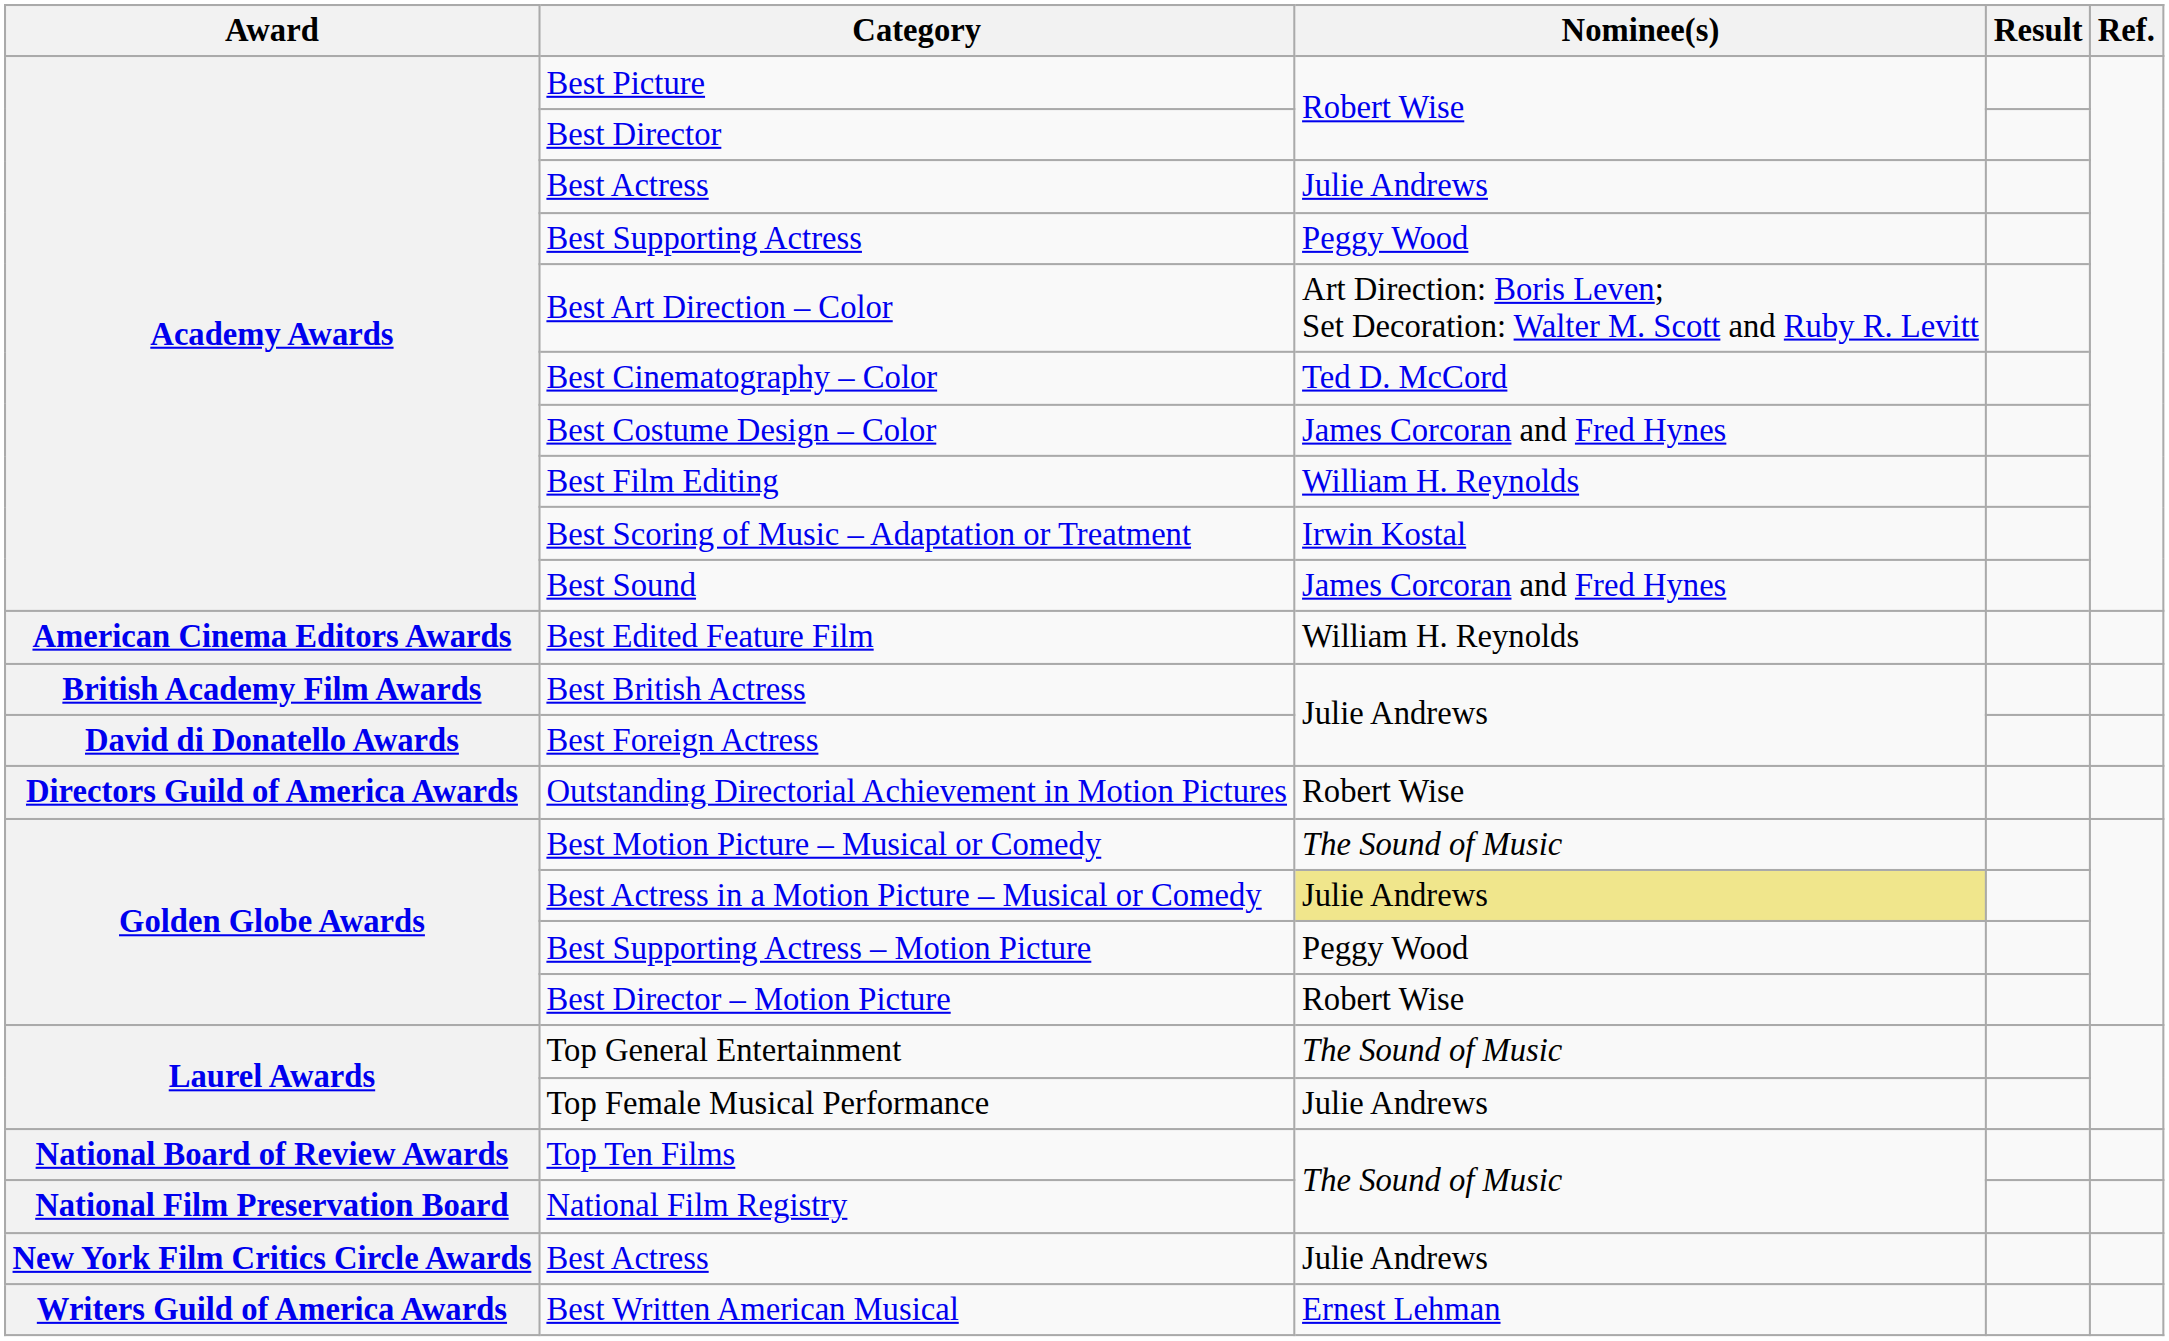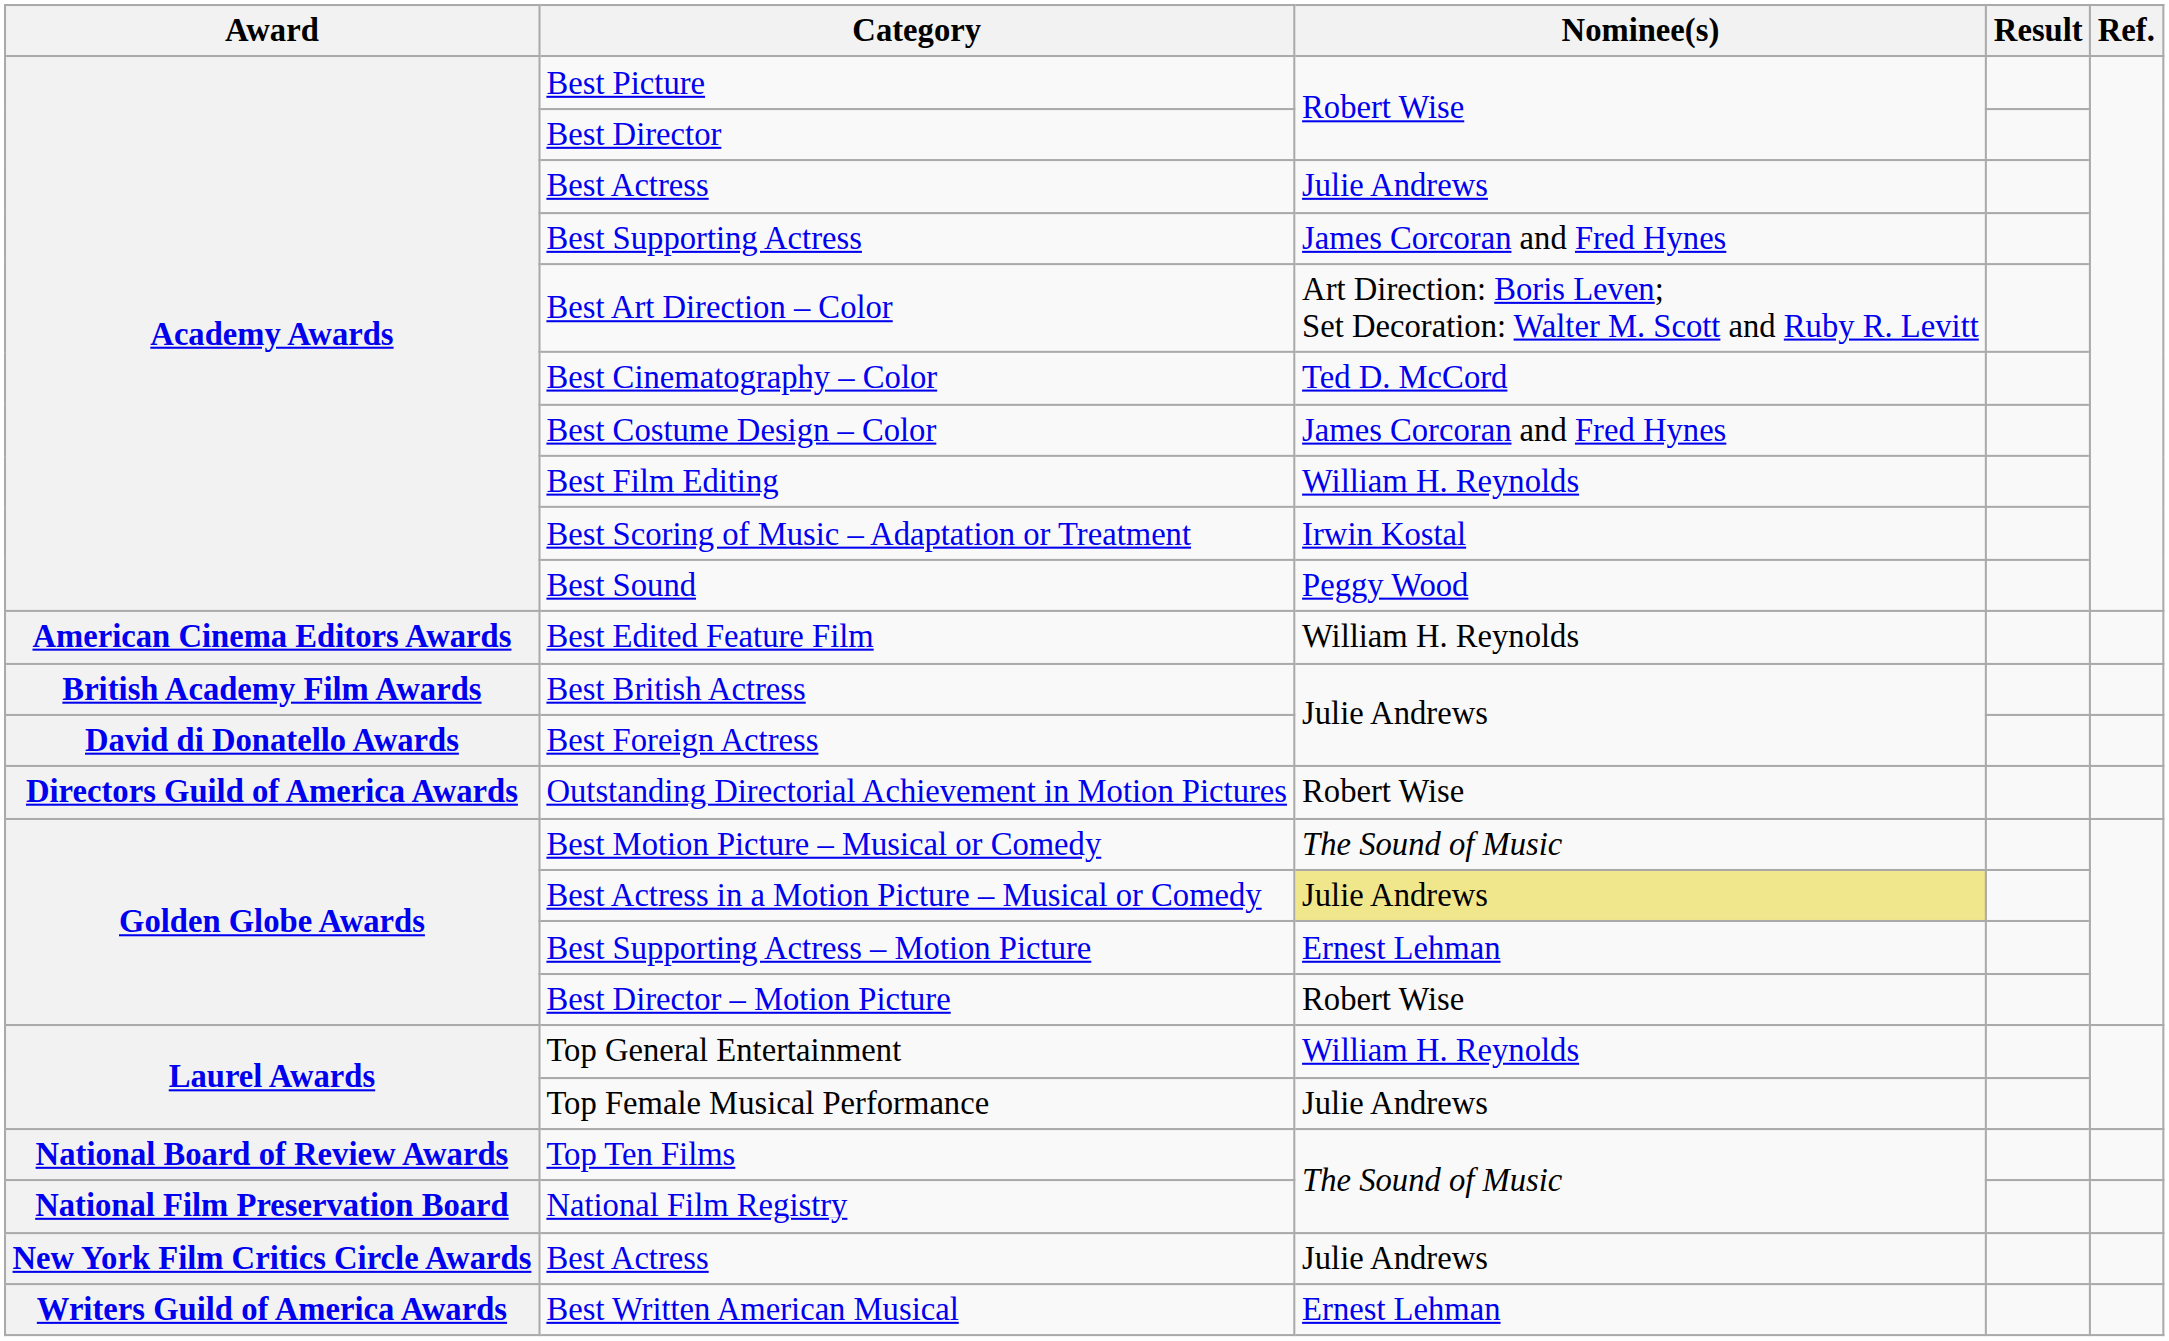(1385, 237) Peggy Wood -> (1514, 237) James Corcoran and Fred Hynes
(1514, 584) James Corcoran and Fred Hynes -> (1385, 584) Peggy Wood
(1385, 947) Peggy Wood -> (1401, 947) Ernest Lehman
(1432, 1050) The Sound of Music -> (1441, 1050) William H. Reynolds
